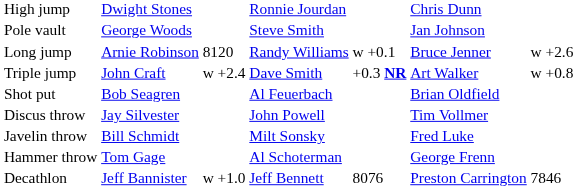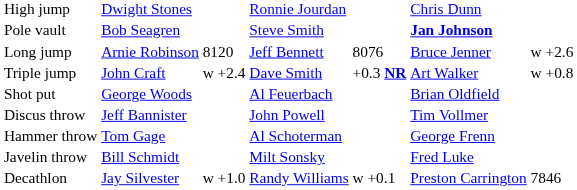(147, 30) George Woods -> (141, 30) Bob Seagren
(448, 30) normal -> (451, 30) bold
(299, 51) Randy Williams -> (287, 51) Jeff Bennett
(374, 51) w +0.1 -> (368, 51) 8076
(141, 94) Bob Seagren -> (147, 94) George Woods
(140, 115) Jay Silvester -> (144, 115) Jeff Bannister
rows swapped: (51, 157) <-> (45, 136)
(144, 178) Jeff Bannister -> (140, 178) Jay Silvester
(287, 178) Jeff Bennett -> (299, 178) Randy Williams
(368, 178) 8076 -> (374, 178) w +0.1
